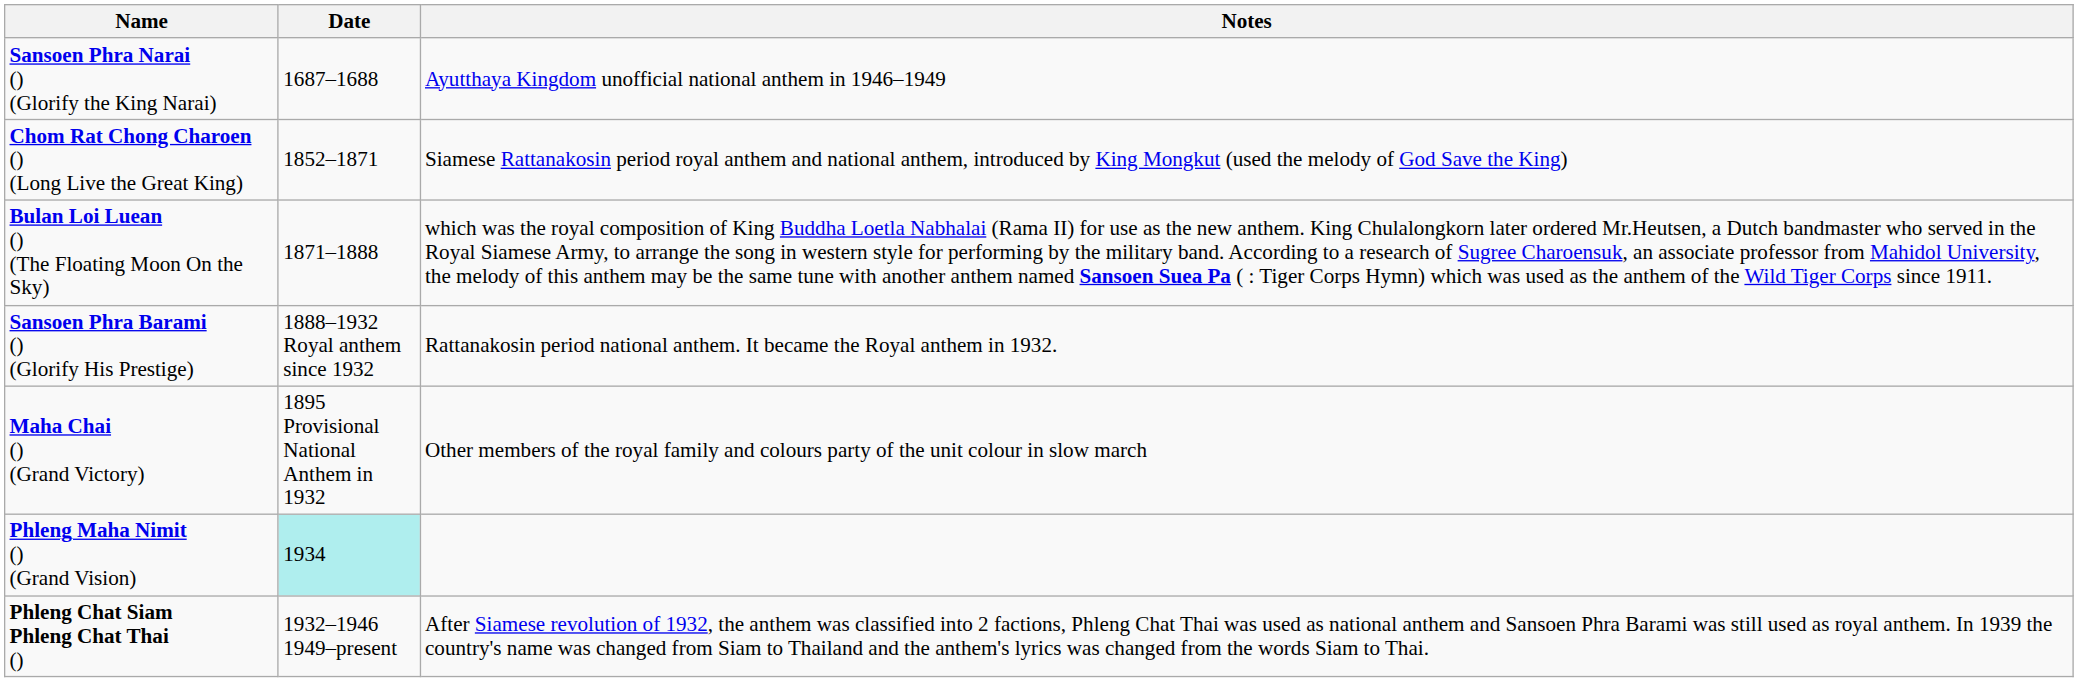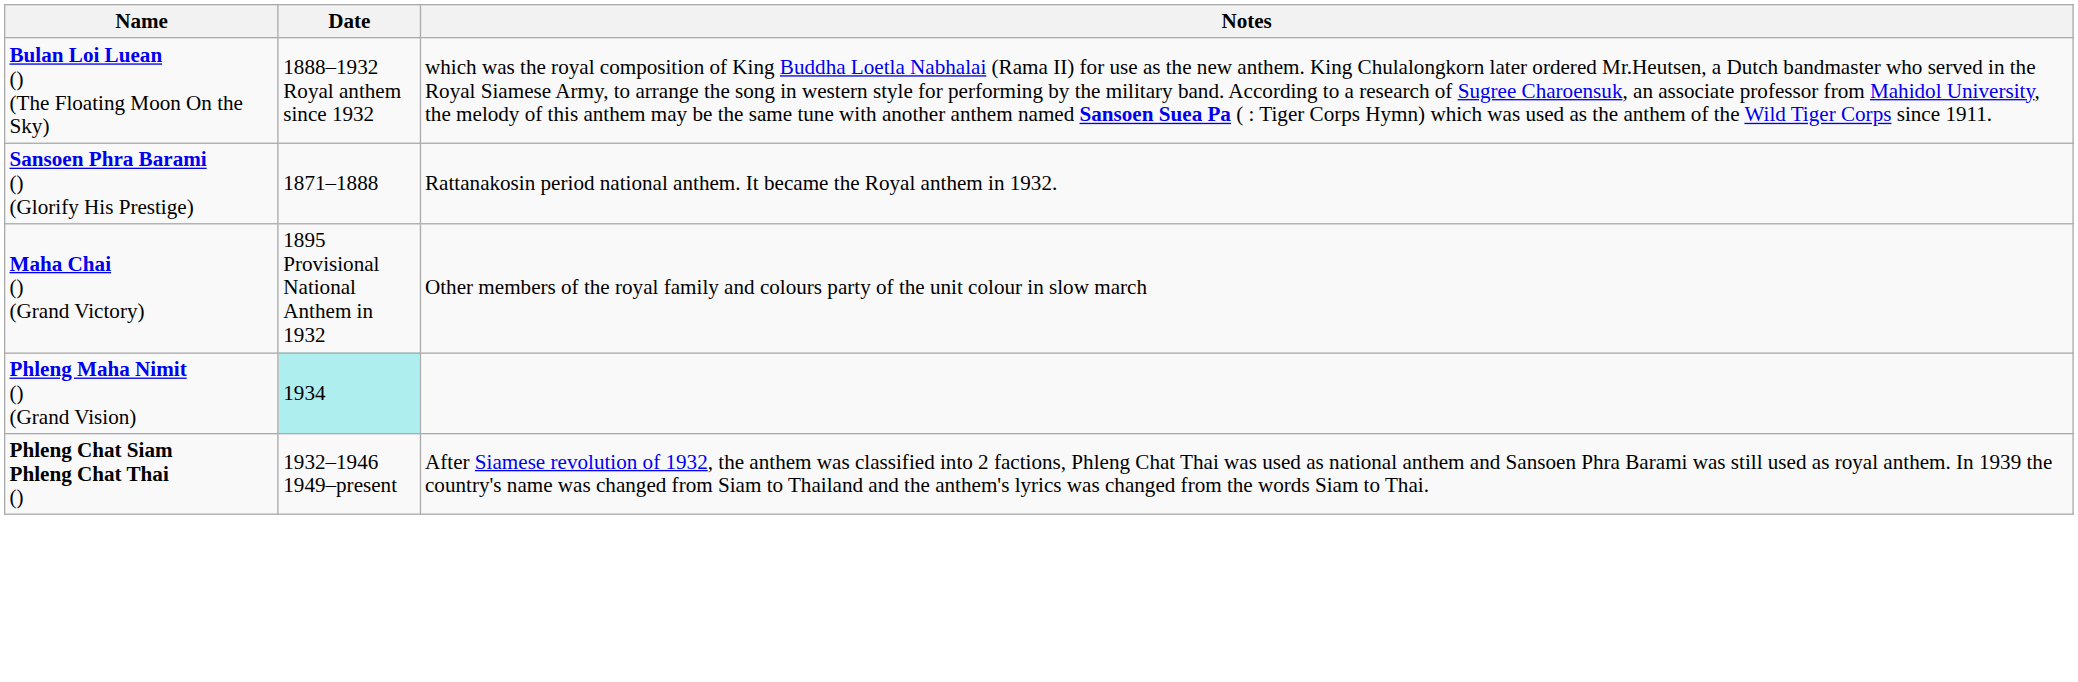- row: (113, 78)
- row: (130, 159)
(331, 252) 1871–1888 -> (342, 90) 1888–1932 Royal anthem since 1932
(342, 345) 1888–1932 Royal anthem since 1932 -> (331, 183) 1871–1888
